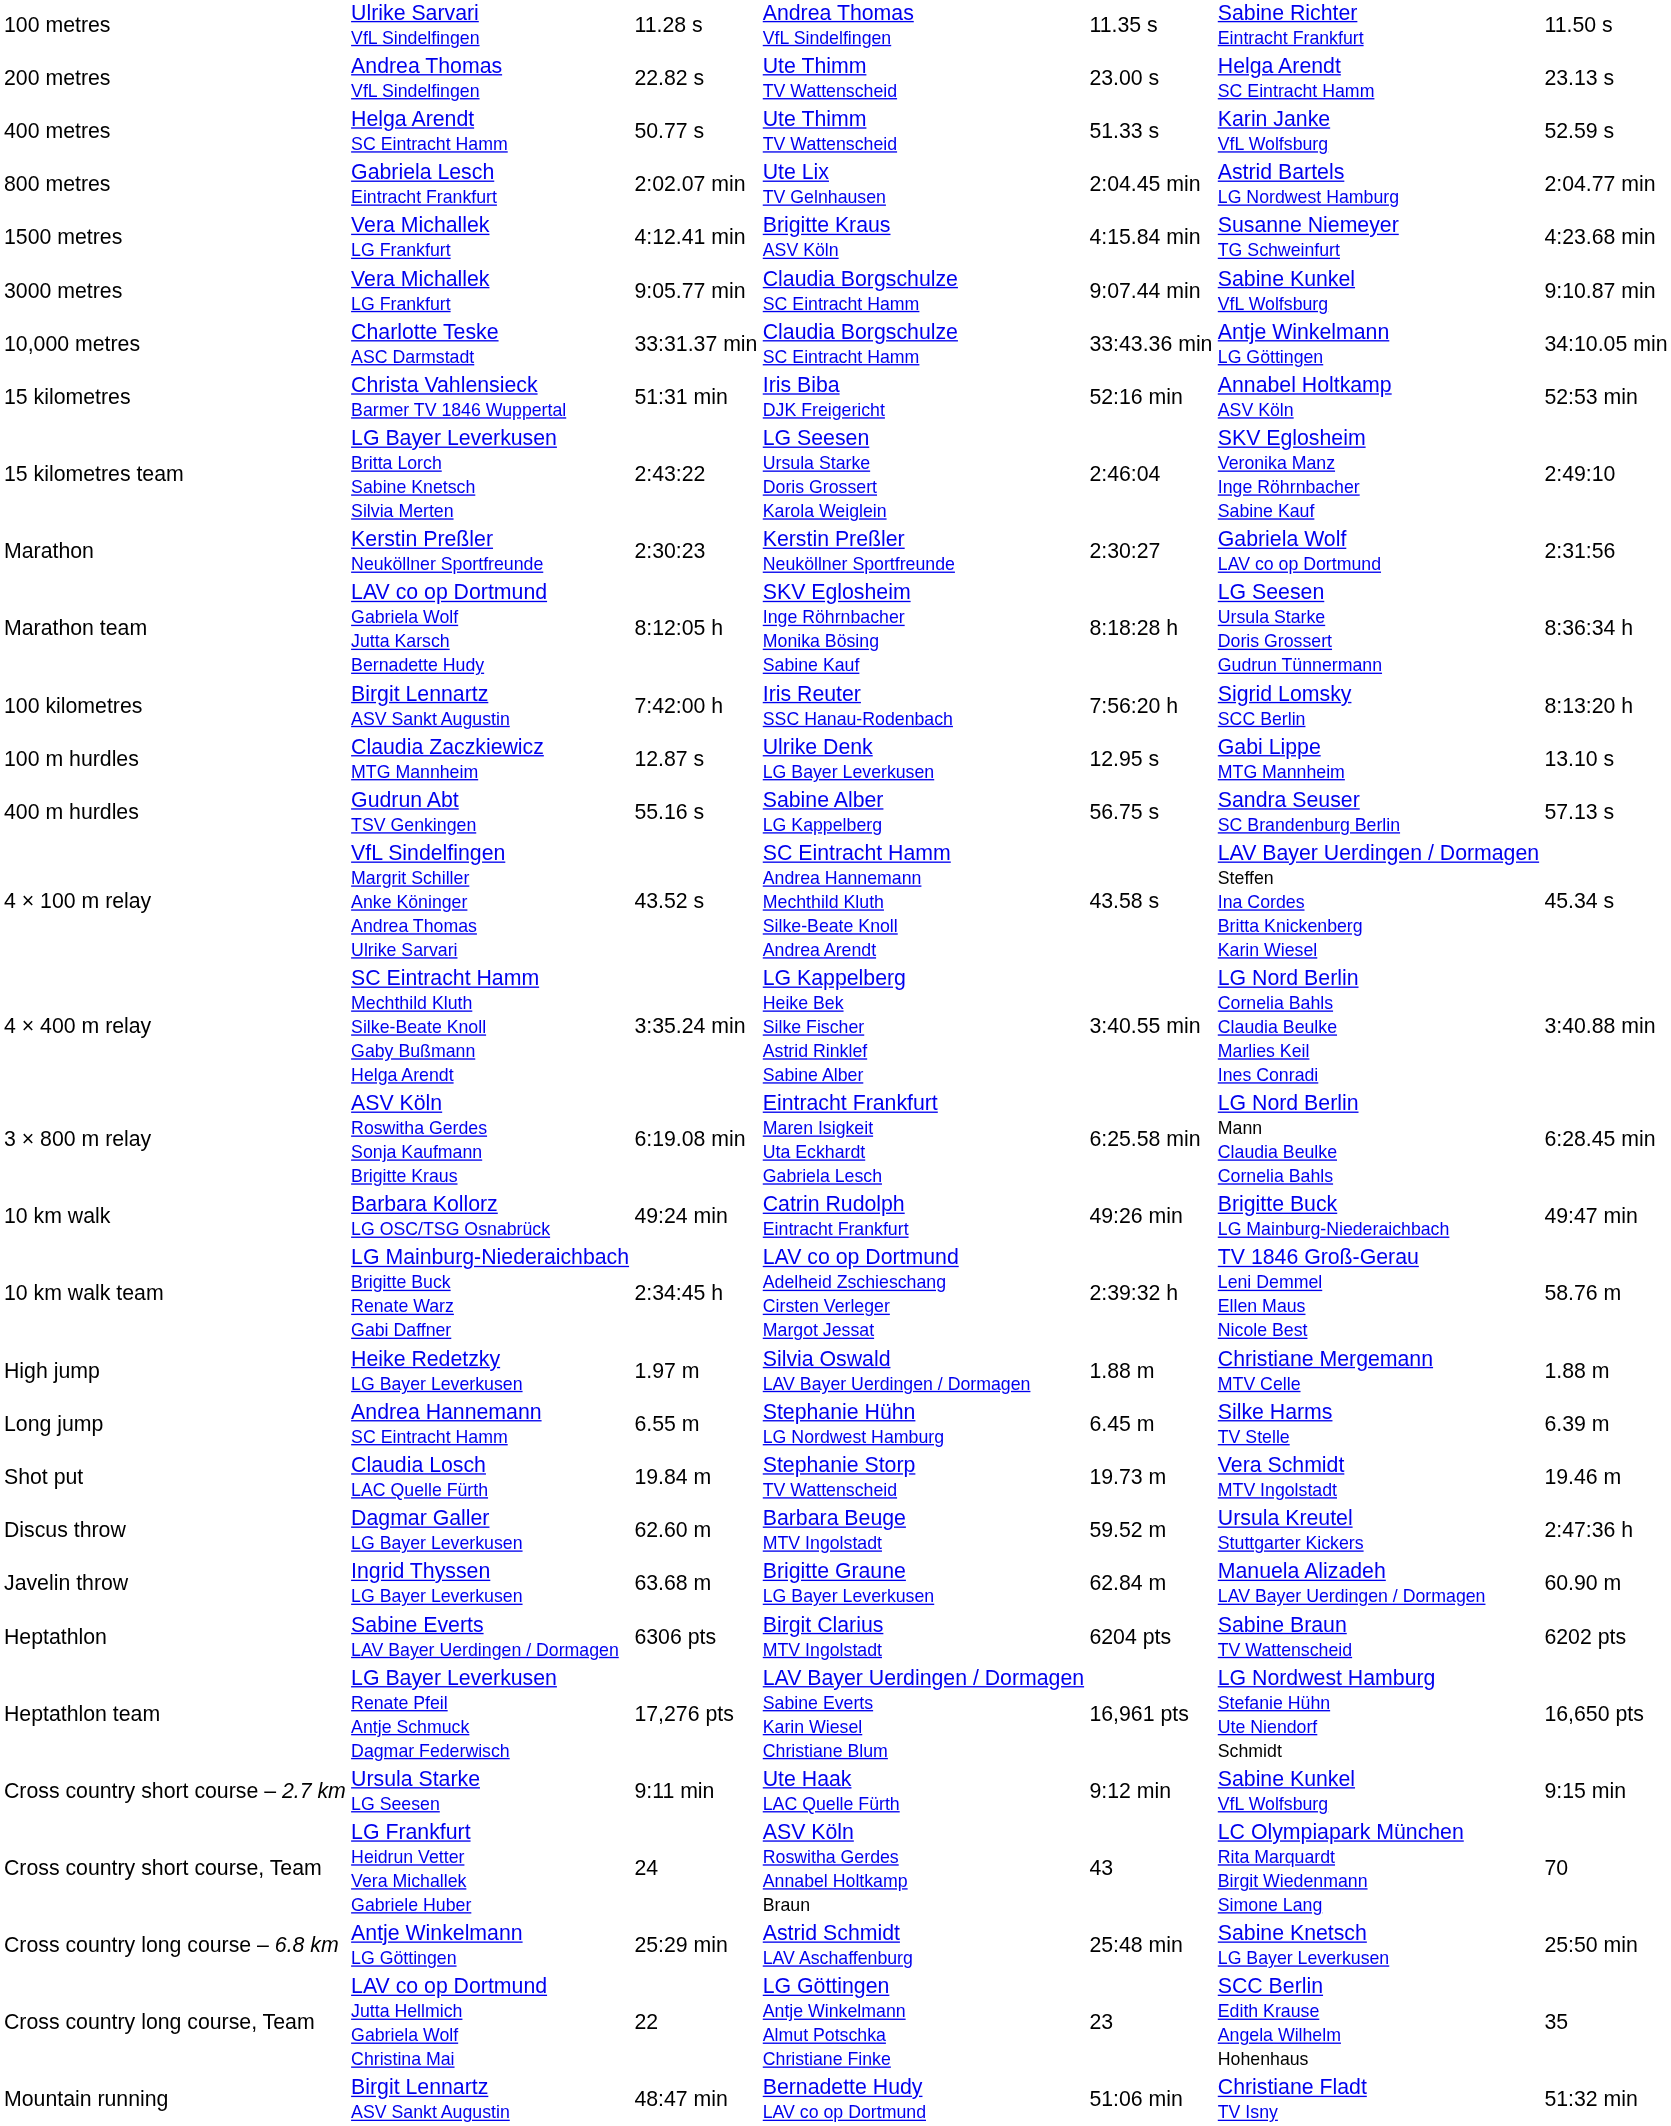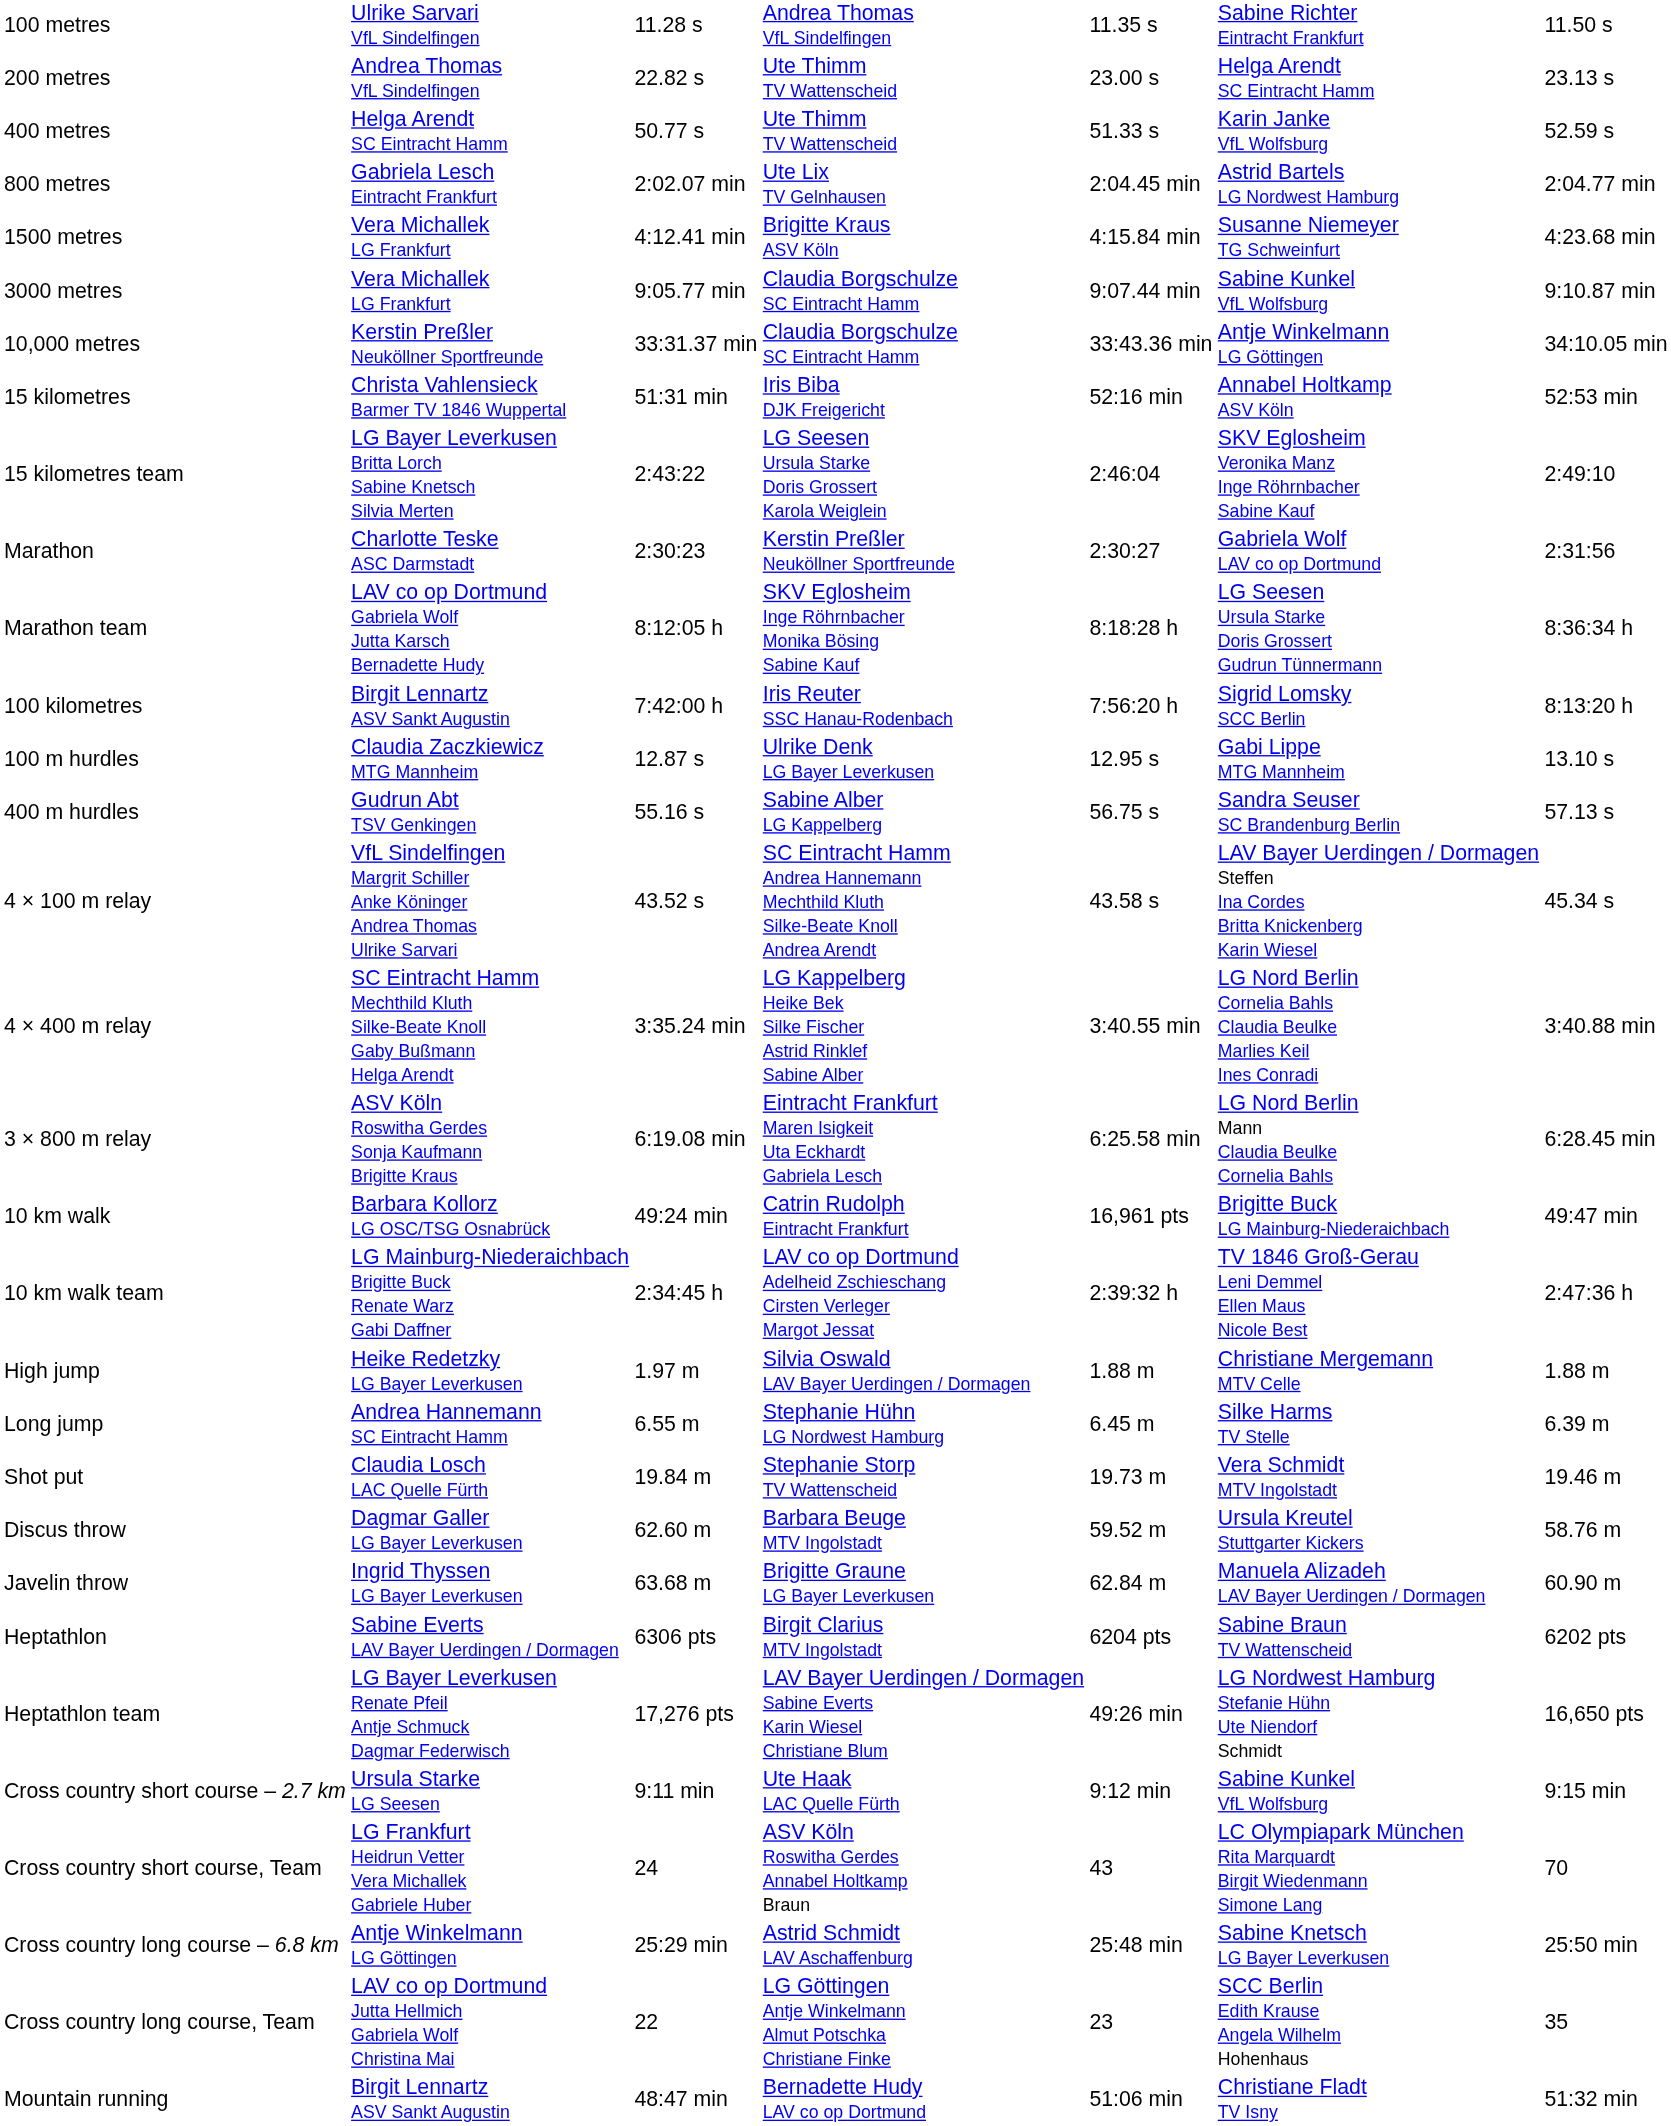(425, 343) Charlotte Teske ASC Darmstadt -> (447, 343) Kerstin Preßler Neuköllner Sportfreunde
(447, 551) Kerstin Preßler Neuköllner Sportfreunde -> (425, 551) Charlotte Teske ASC Darmstadt
(1136, 1216) 49:26 min -> (1139, 1216) 16,961 pts
(1583, 1293) 58.76 m -> (1589, 1293) 2:47:36 h
(1589, 1530) 2:47:36 h -> (1583, 1530) 58.76 m
(1139, 1713) 16,961 pts -> (1136, 1713) 49:26 min
